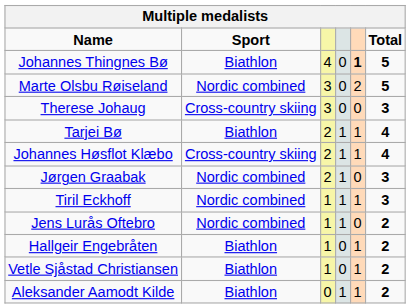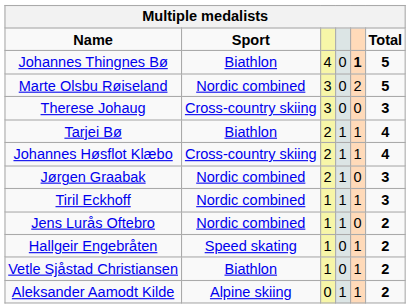(251, 246) Biathlon -> (251, 246) Speed skating
(251, 292) Biathlon -> (251, 292) Alpine skiing
